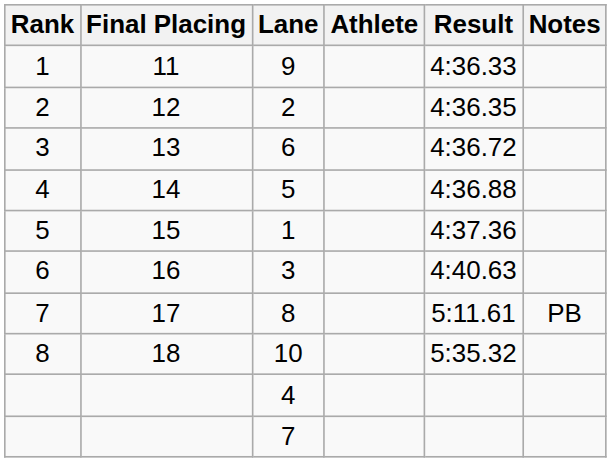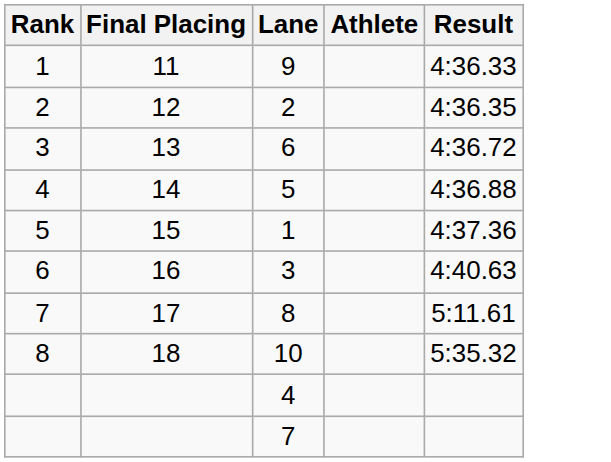- column: (565, 25)
